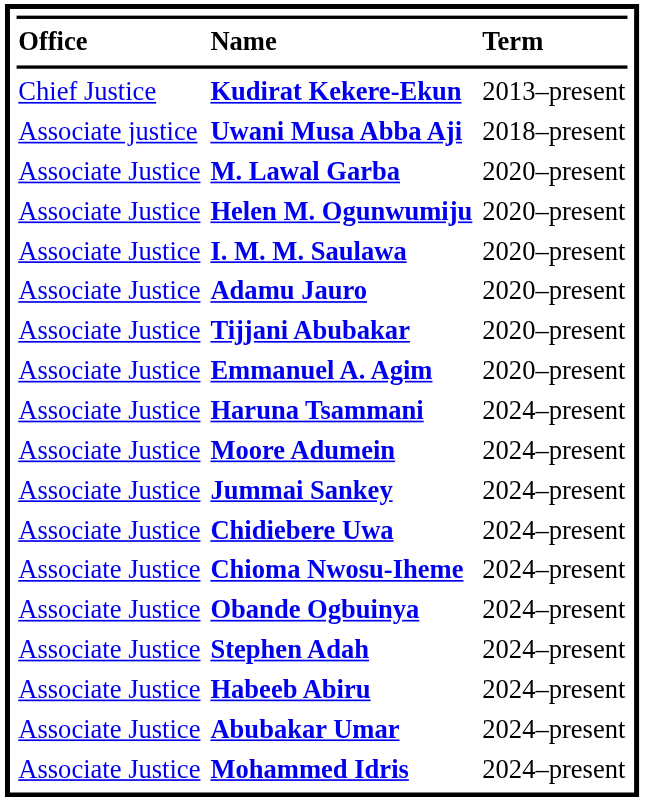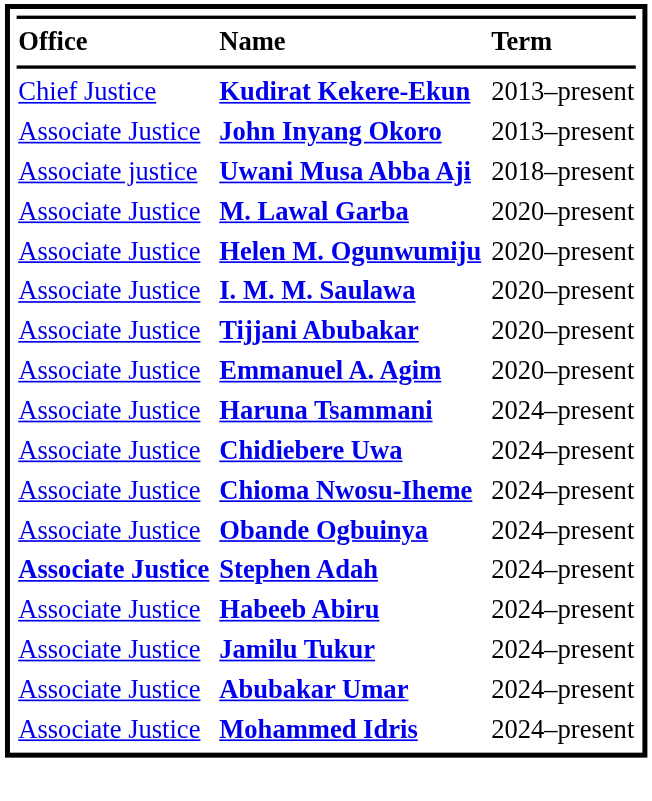+ row: (330, 131)
- row: (289, 290)
- row: (303, 450)
- row: (302, 490)
(109, 649) normal -> (114, 569) bold
+ row: (297, 649)
